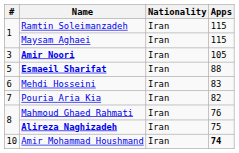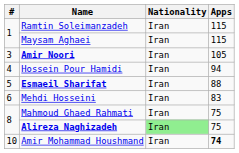+ row: (72, 69)
- row: (61, 98)
(216, 112) 76 -> (216, 112) 75
(159, 127) no background -> (159, 127) lightgreen background
